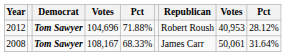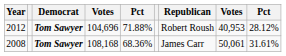(103, 43) 108,167 -> (103, 43) 108,168
(137, 43) 68.33% -> (137, 43) 68.36%
(264, 43) 31.64% -> (264, 43) 31.61%
